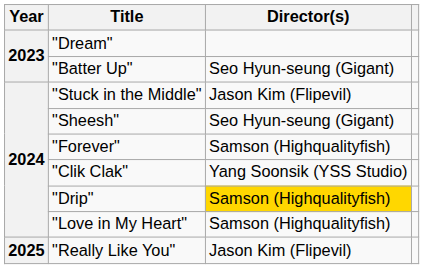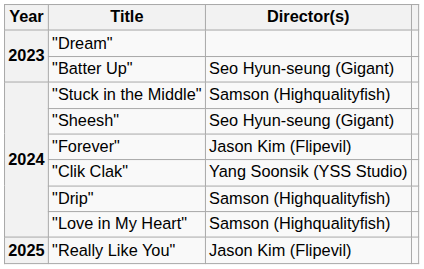(280, 95) Jason Kim (Flipevil) -> (300, 95) Samson (Highqualityfish)
(300, 146) Samson (Highqualityfish) -> (280, 146) Jason Kim (Flipevil)
(300, 198) gold background -> (300, 198) no background
